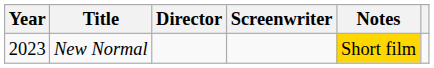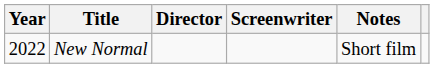(27, 48) 2023 -> (27, 48) 2022
(379, 48) gold background -> (379, 48) no background
